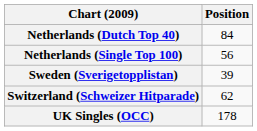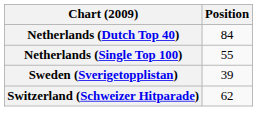(227, 55) 56 -> (227, 55) 55
- row: (103, 116)
